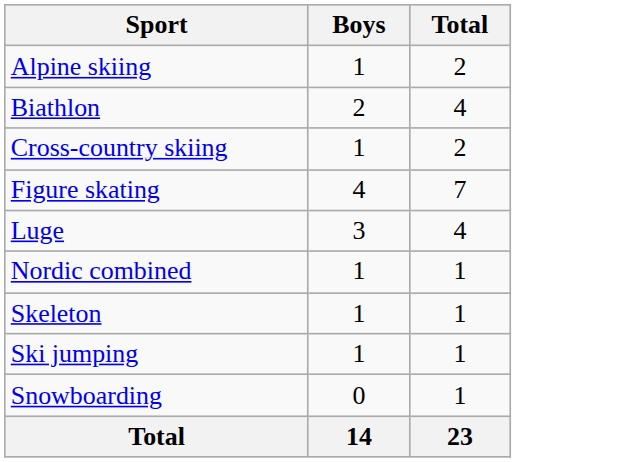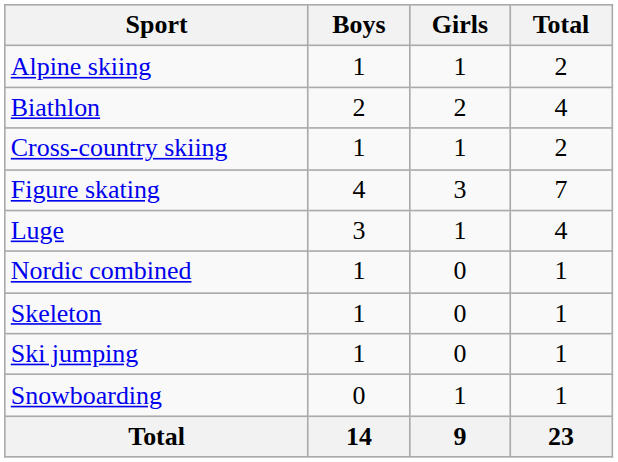+ column: (460, 25)
